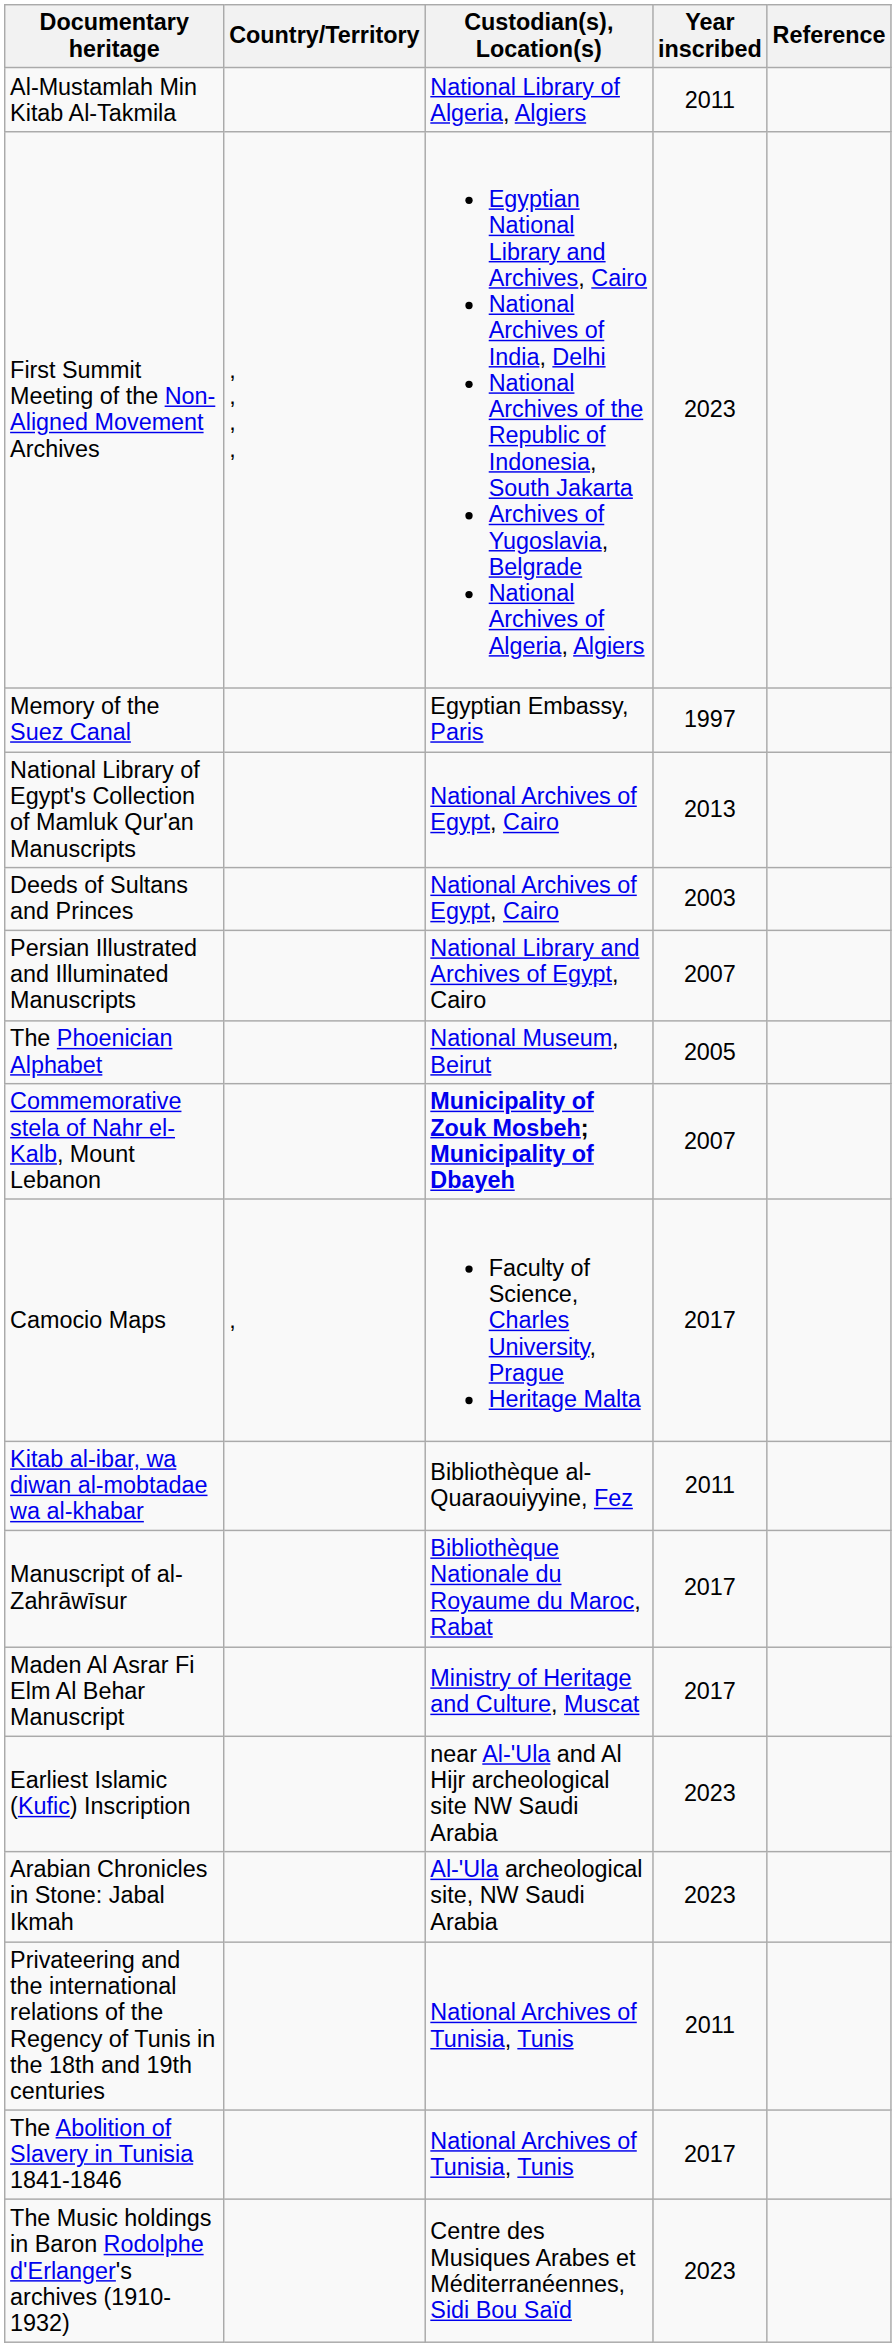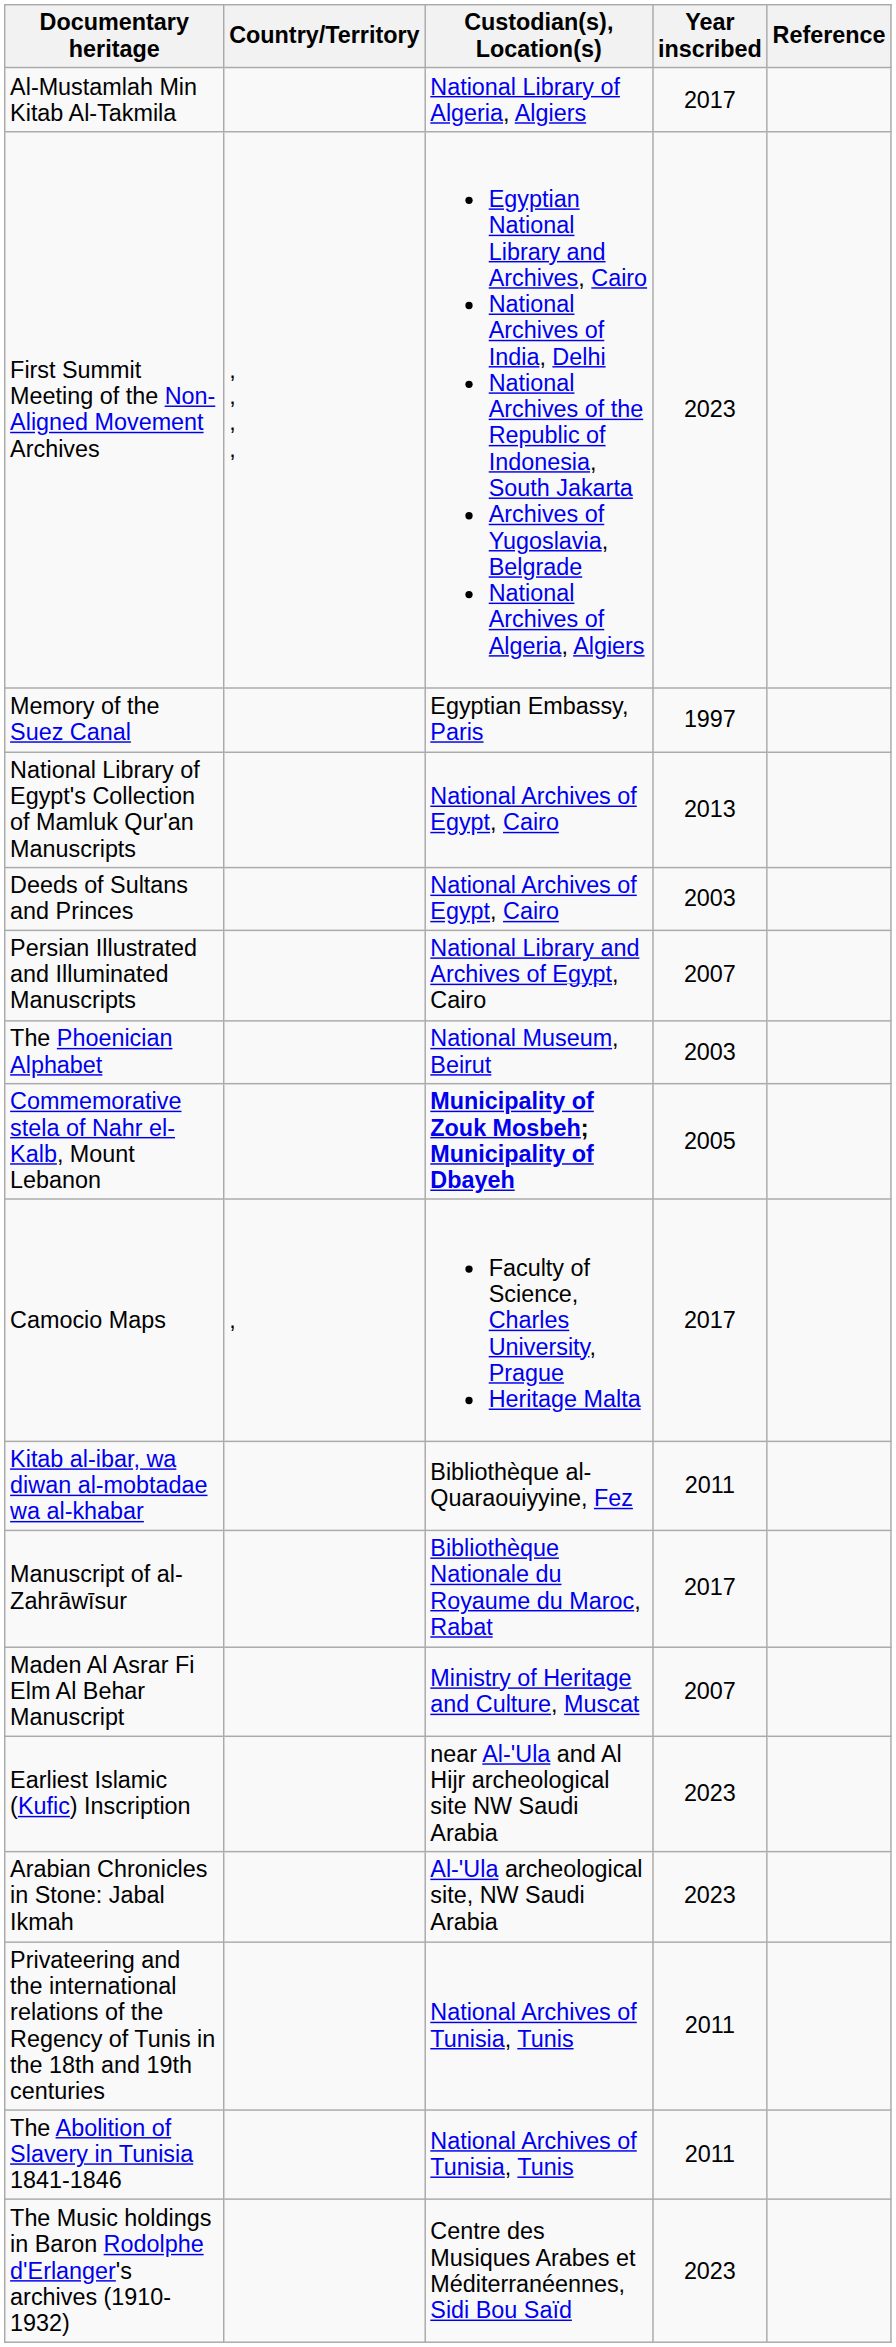(710, 99) 2011 -> (710, 99) 2017
(710, 1051) 2005 -> (710, 1051) 2003
(710, 1141) 2007 -> (710, 1141) 2005
(710, 1691) 2017 -> (710, 1691) 2007
(710, 2154) 2017 -> (710, 2154) 2011
